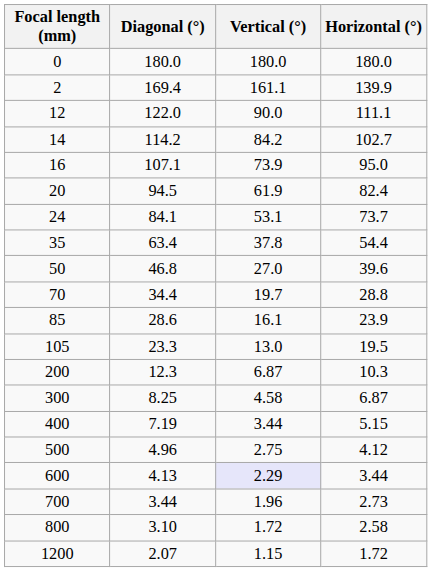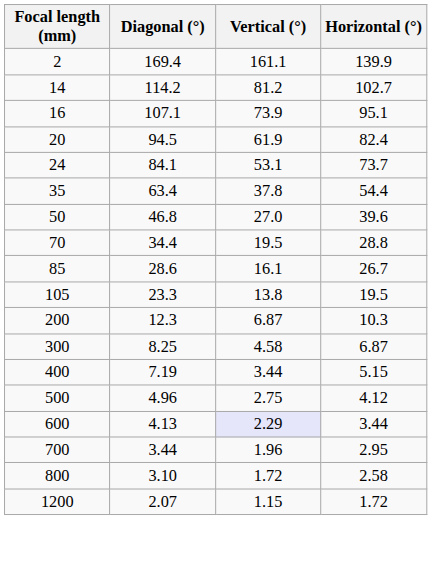- row: (57, 61)
- row: (57, 113)
(268, 139) 84.2 -> (268, 87) 81.2
(374, 165) 95.0 -> (374, 113) 95.1
(268, 294) 19.7 -> (268, 242) 19.5
(374, 320) 23.9 -> (374, 268) 26.7
(268, 346) 13.0 -> (268, 294) 13.8
(374, 501) 2.73 -> (374, 449) 2.95
